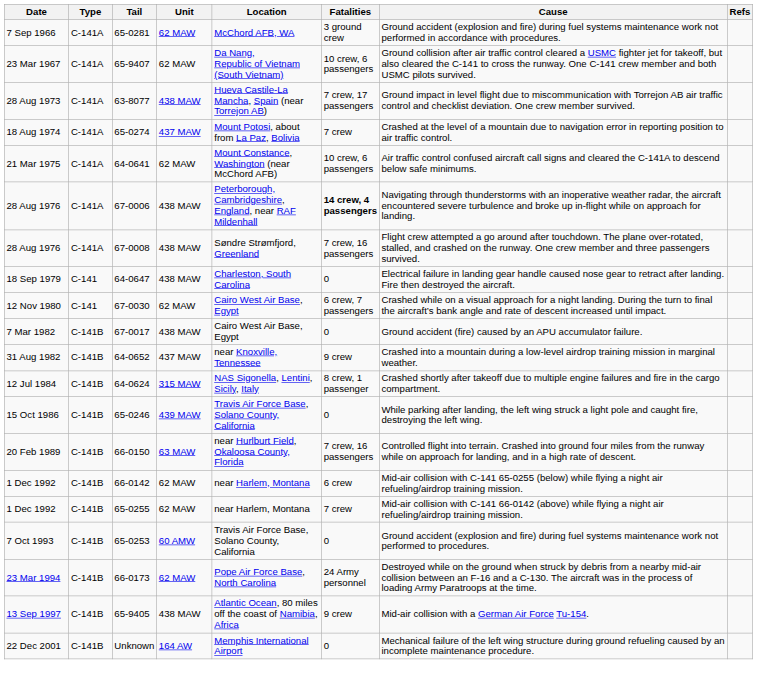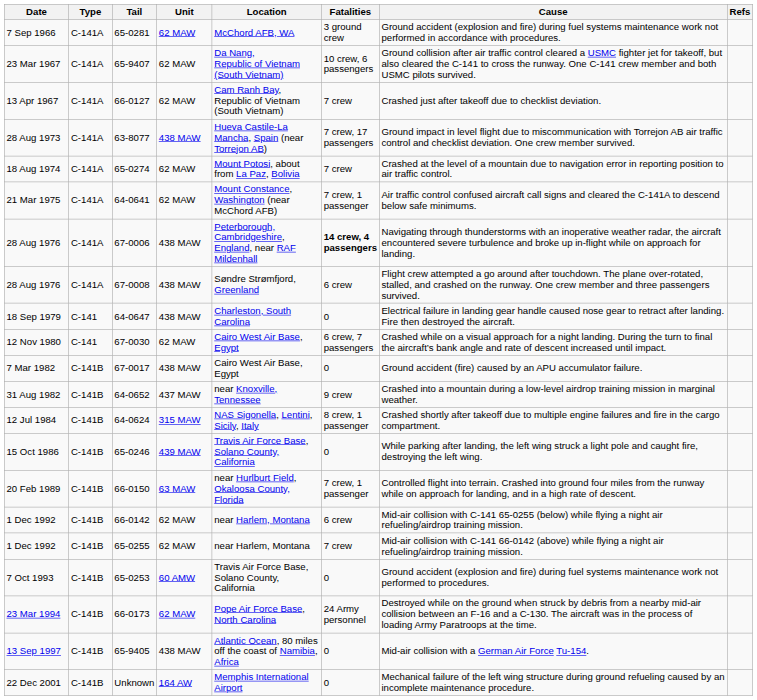+ row: (32, 100)
(180, 132) 437 MAW -> (177, 169) 62 MAW
(348, 163) 10 crew, 6 passengers -> (346, 200) 7 crew, 1 passenger
(348, 248) 7 crew, 16 passengers -> (338, 285) 6 crew
(348, 452) 7 crew, 16 passengers -> (346, 488) 7 crew, 1 passenger
(338, 614) 9 crew -> (326, 651) 0
